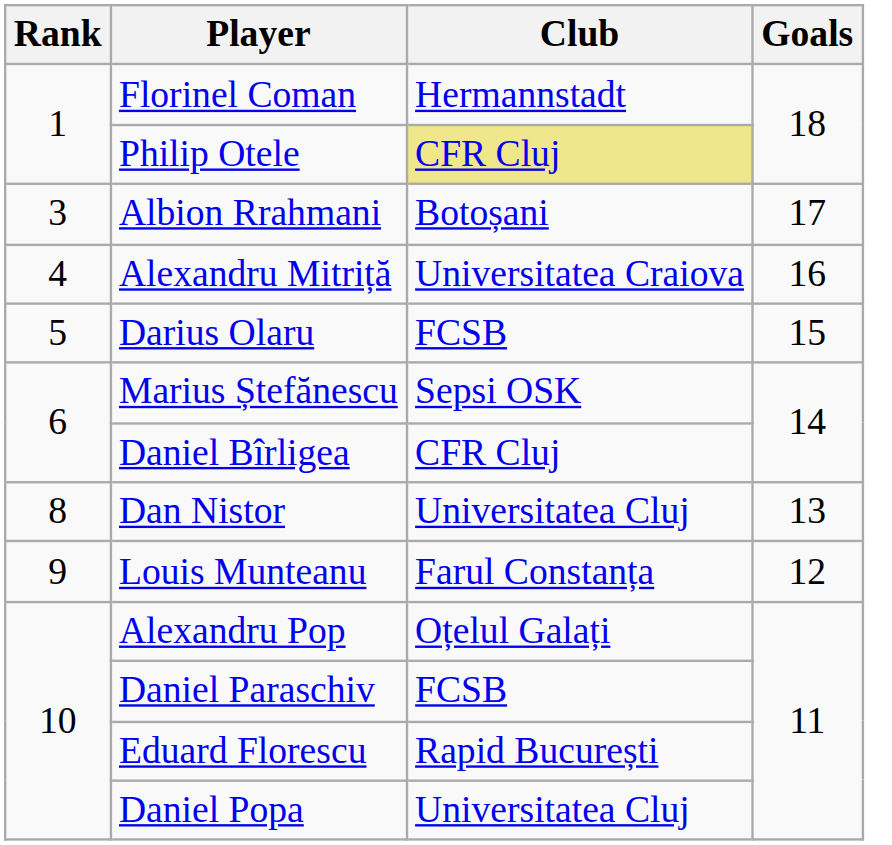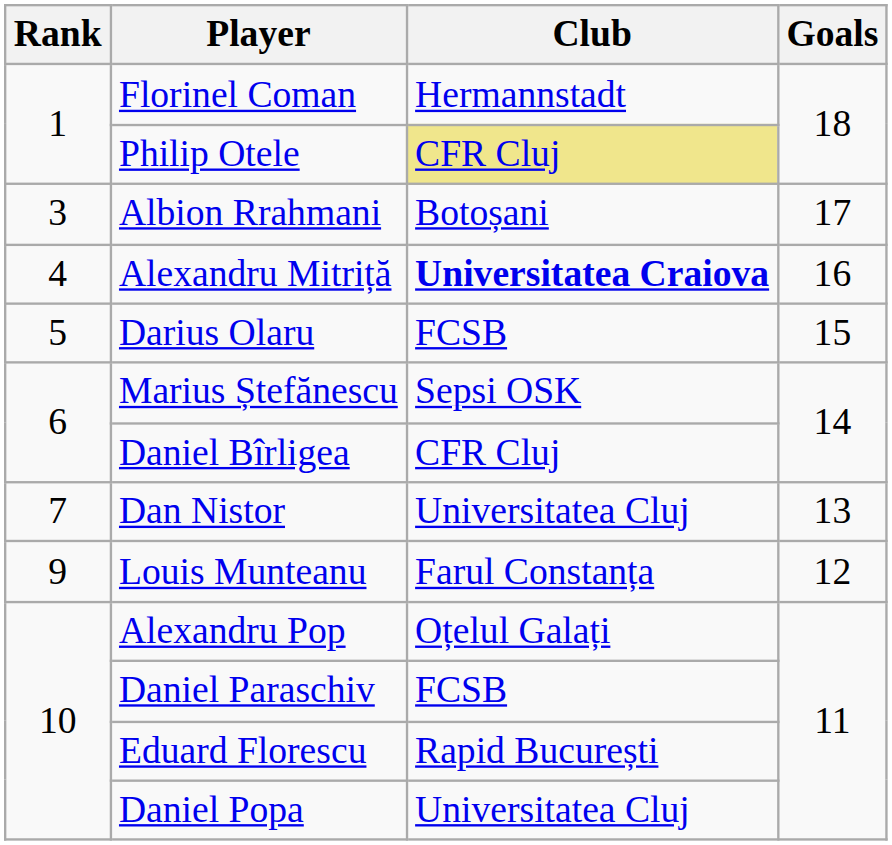(580, 272) normal -> (592, 272) bold
(58, 511) 8 -> (58, 511) 7
